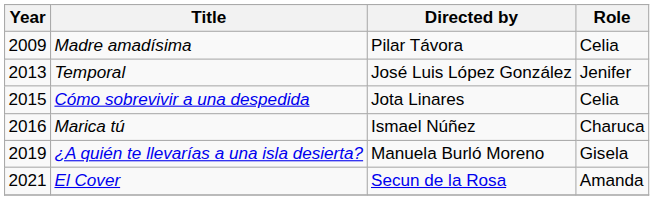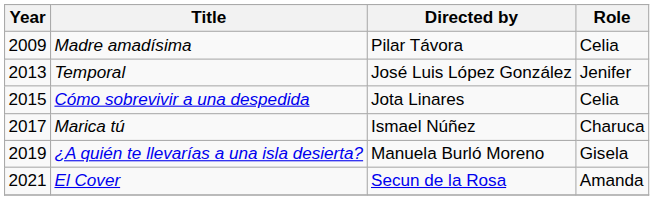(28, 126) 2016 -> (28, 126) 2017
